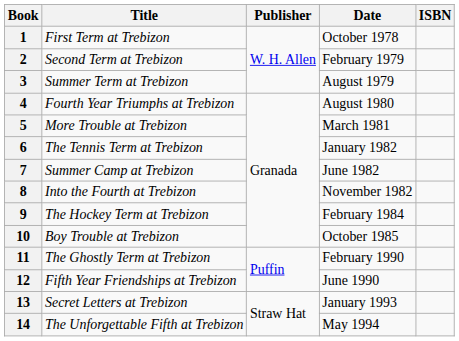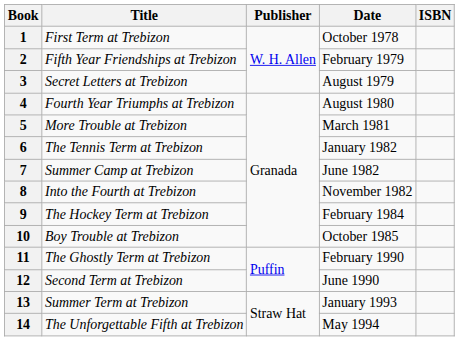(114, 59) Second Term at Trebizon -> (141, 59) Fifth Year Friendships at Trebizon
(117, 81) Summer Term at Trebizon -> (116, 81) Secret Letters at Trebizon
(141, 280) Fifth Year Friendships at Trebizon -> (114, 280) Second Term at Trebizon
(116, 302) Secret Letters at Trebizon -> (117, 302) Summer Term at Trebizon
